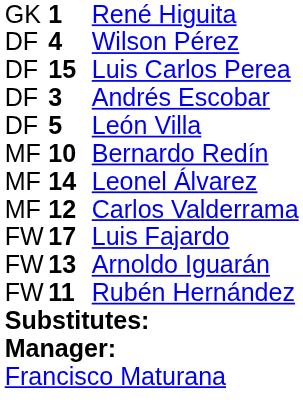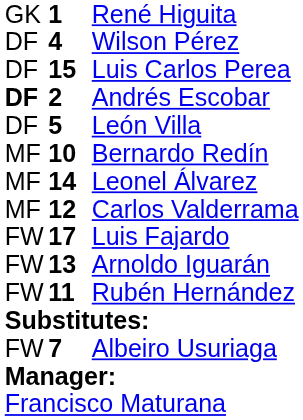(21, 97) normal -> (21, 97) bold
(55, 97) 3 -> (55, 97) 2
+ row: (184, 348)
